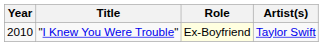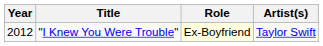(20, 32) 2010 -> (20, 32) 2012
